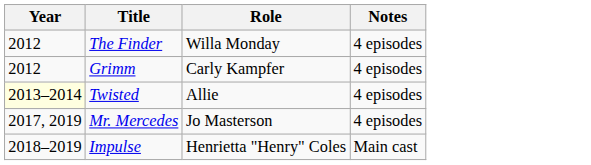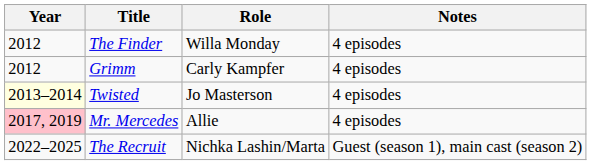(202, 95) Allie -> (229, 95) Jo Masterson
(45, 120) no background -> (45, 120) pink background
(229, 120) Jo Masterson -> (202, 120) Allie
- row: (115, 146)
+ row: (128, 146)
